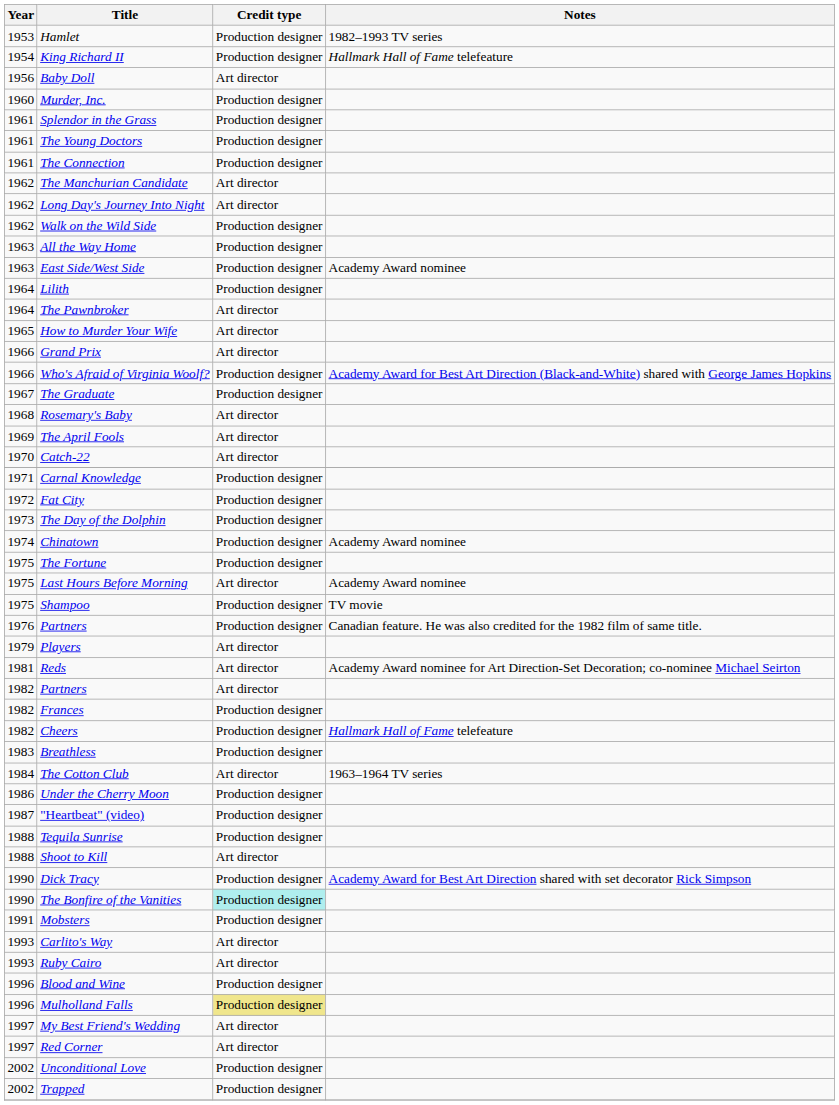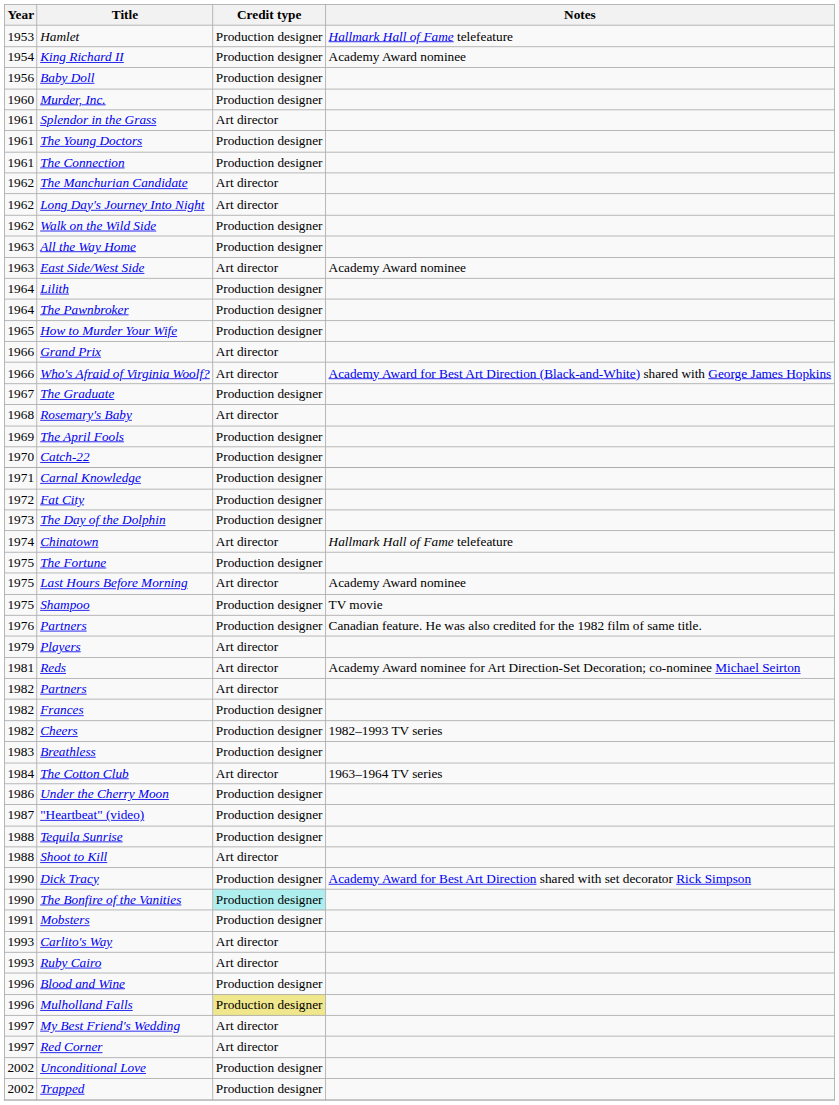(386, 36) 1982–1993 TV series -> (421, 36) Hallmark Hall of Fame telefeature
(421, 57) Hallmark Hall of Fame telefeature -> (397, 57) Academy Award nominee
(247, 78) Art director -> (269, 78) Production designer
(269, 120) Production designer -> (247, 120) Art director
(269, 267) Production designer -> (247, 267) Art director
(247, 309) Art director -> (269, 309) Production designer
(247, 330) Art director -> (269, 330) Production designer
(269, 373) Production designer -> (247, 373) Art director
(247, 436) Art director -> (269, 436) Production designer
(247, 457) Art director -> (269, 457) Production designer
(269, 541) Production designer -> (247, 541) Art director
(397, 541) Academy Award nominee -> (421, 541) Hallmark Hall of Fame telefeature
(421, 731) Hallmark Hall of Fame telefeature -> (386, 731) 1982–1993 TV series
